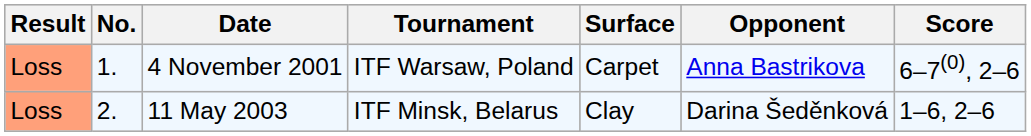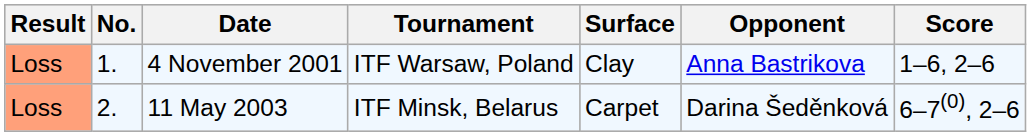(622, 66) Carpet -> (610, 63) Clay
(960, 67) 6–7(0), 2–6 -> (947, 63) 1–6, 2–6
(610, 110) Clay -> (622, 106) Carpet
(947, 110) 1–6, 2–6 -> (960, 106) 6–7(0), 2–6
